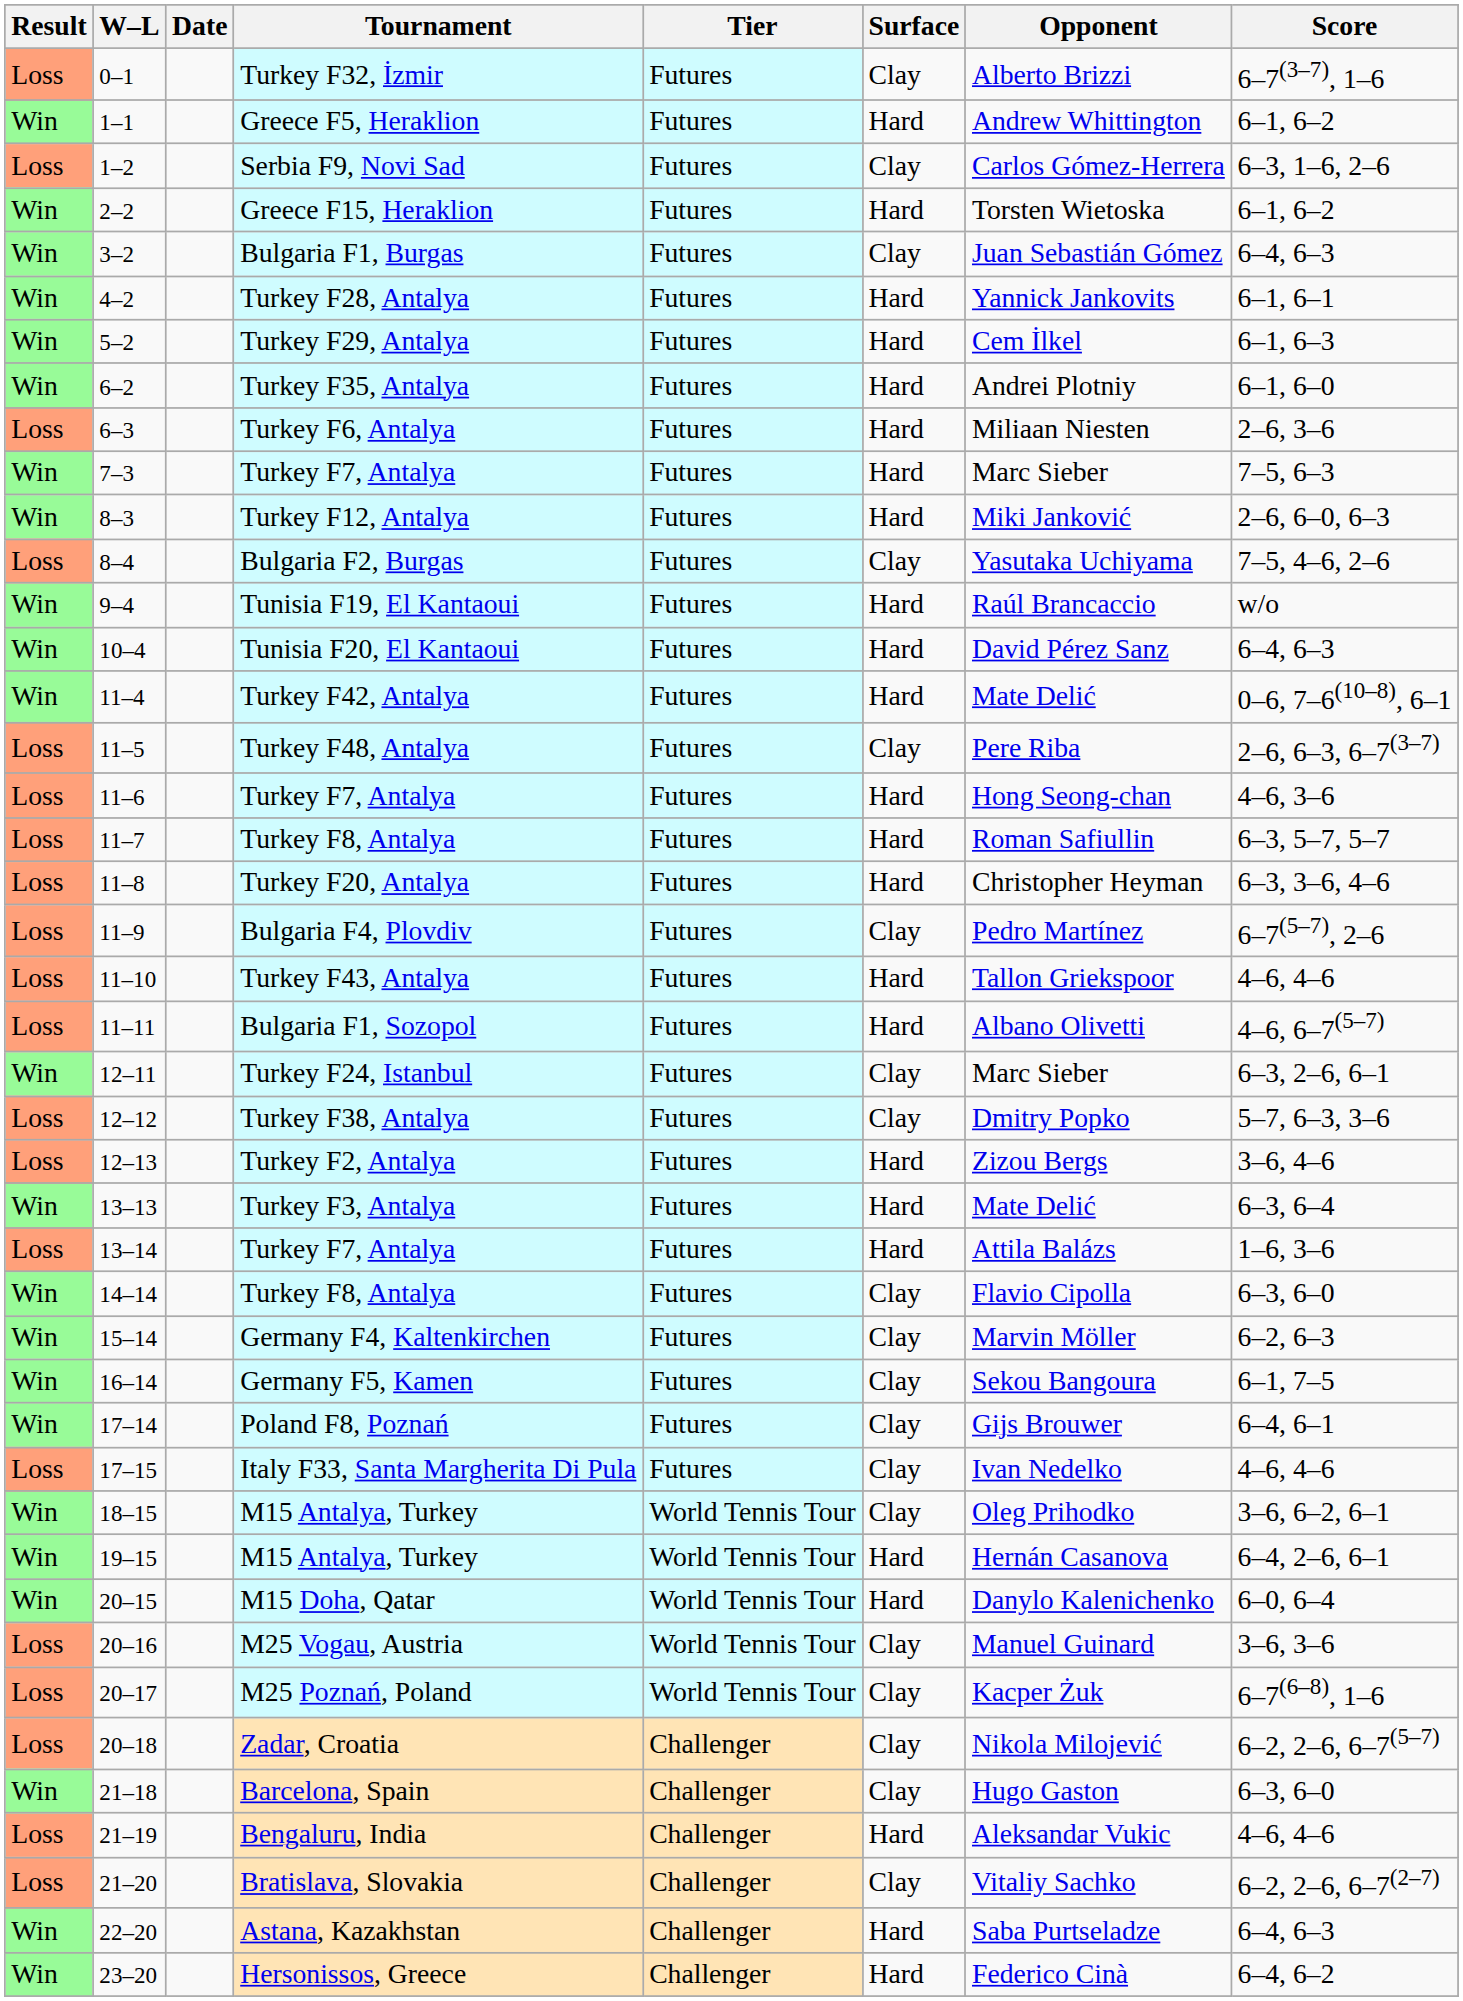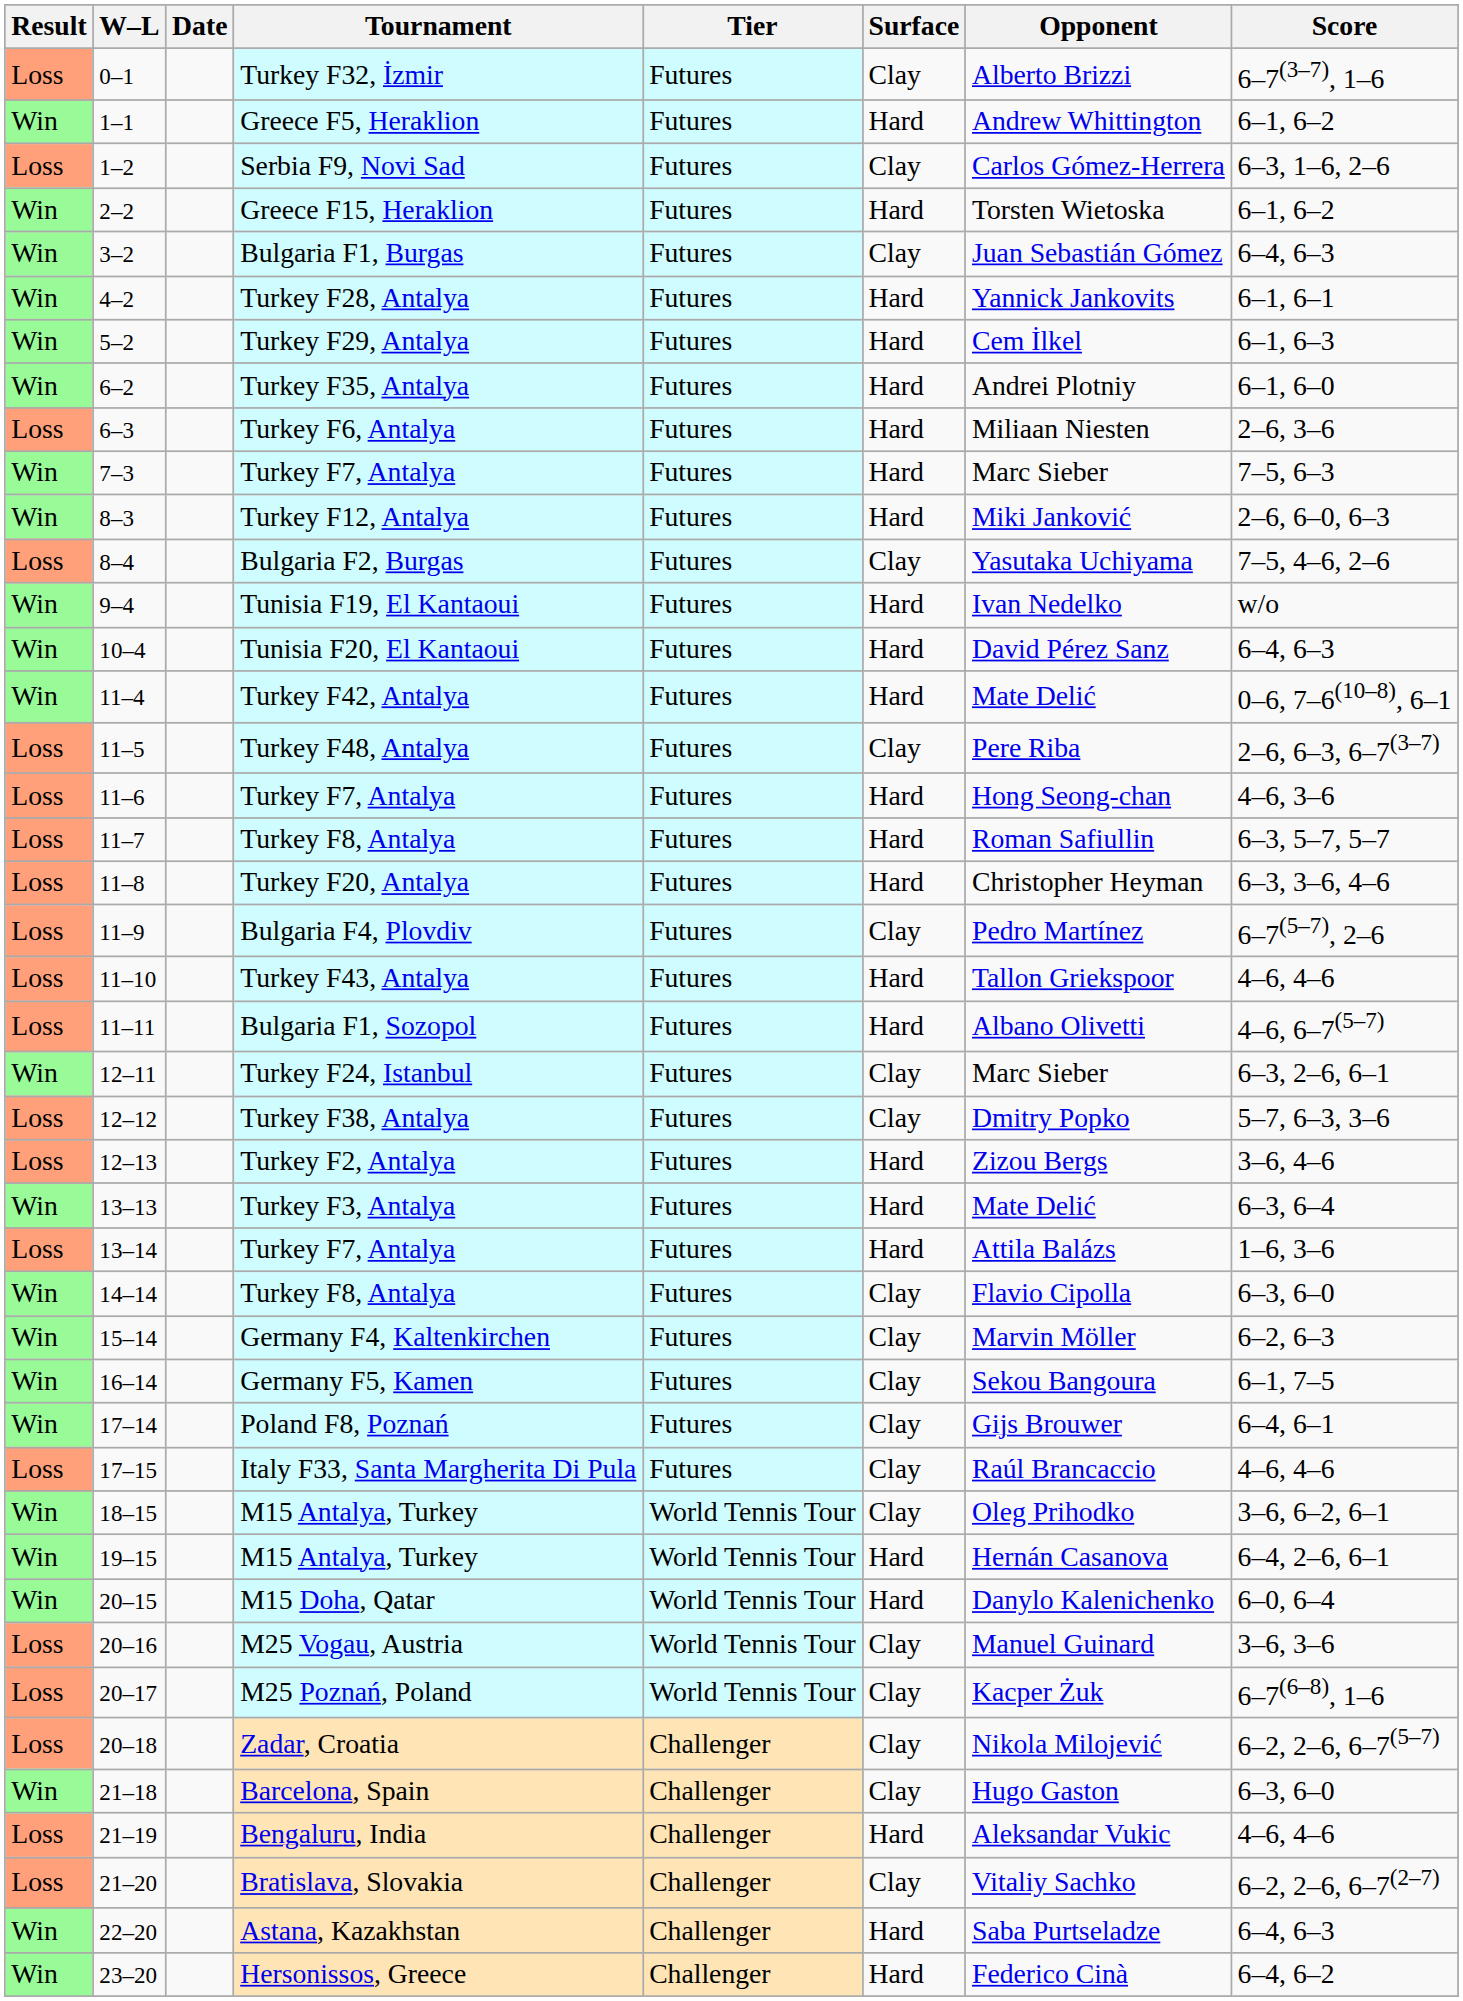(1064, 604) Raúl Brancaccio -> (1047, 604) Ivan Nedelko
(1047, 1468) Ivan Nedelko -> (1064, 1468) Raúl Brancaccio
